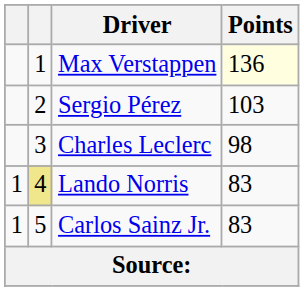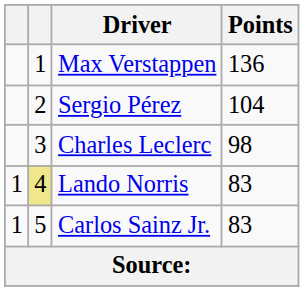(246, 64) lightyellow background -> (246, 64) no background
(246, 104) 103 -> (246, 104) 104
